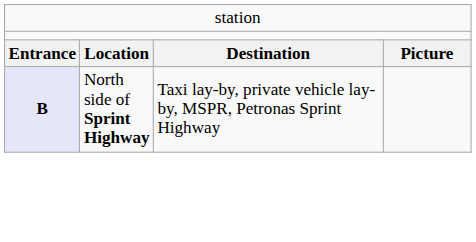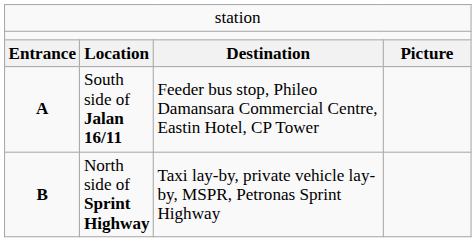+ row: (107, 109)
(42, 109) lavender background -> (42, 194) no background
